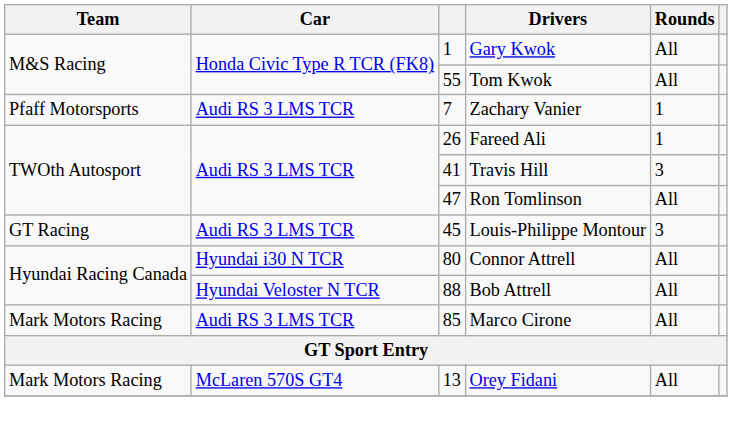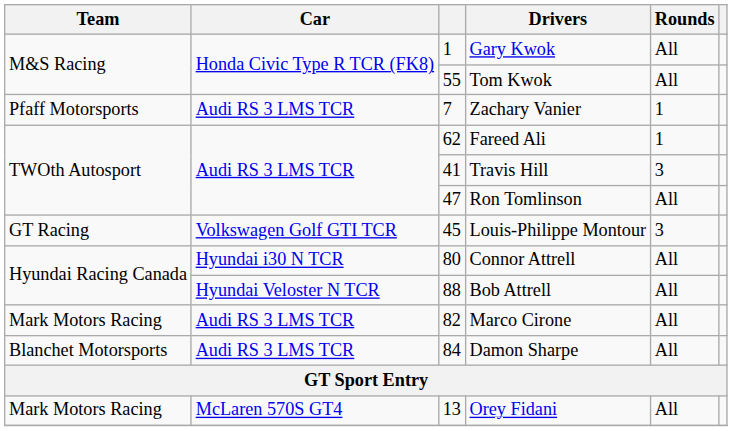(452, 139) 26 -> (452, 139) 62
(275, 229) Audi RS 3 LMS TCR -> (296, 229) Volkswagen Golf GTI TCR
(452, 319) 85 -> (452, 319) 82
+ row: (524, 349)
